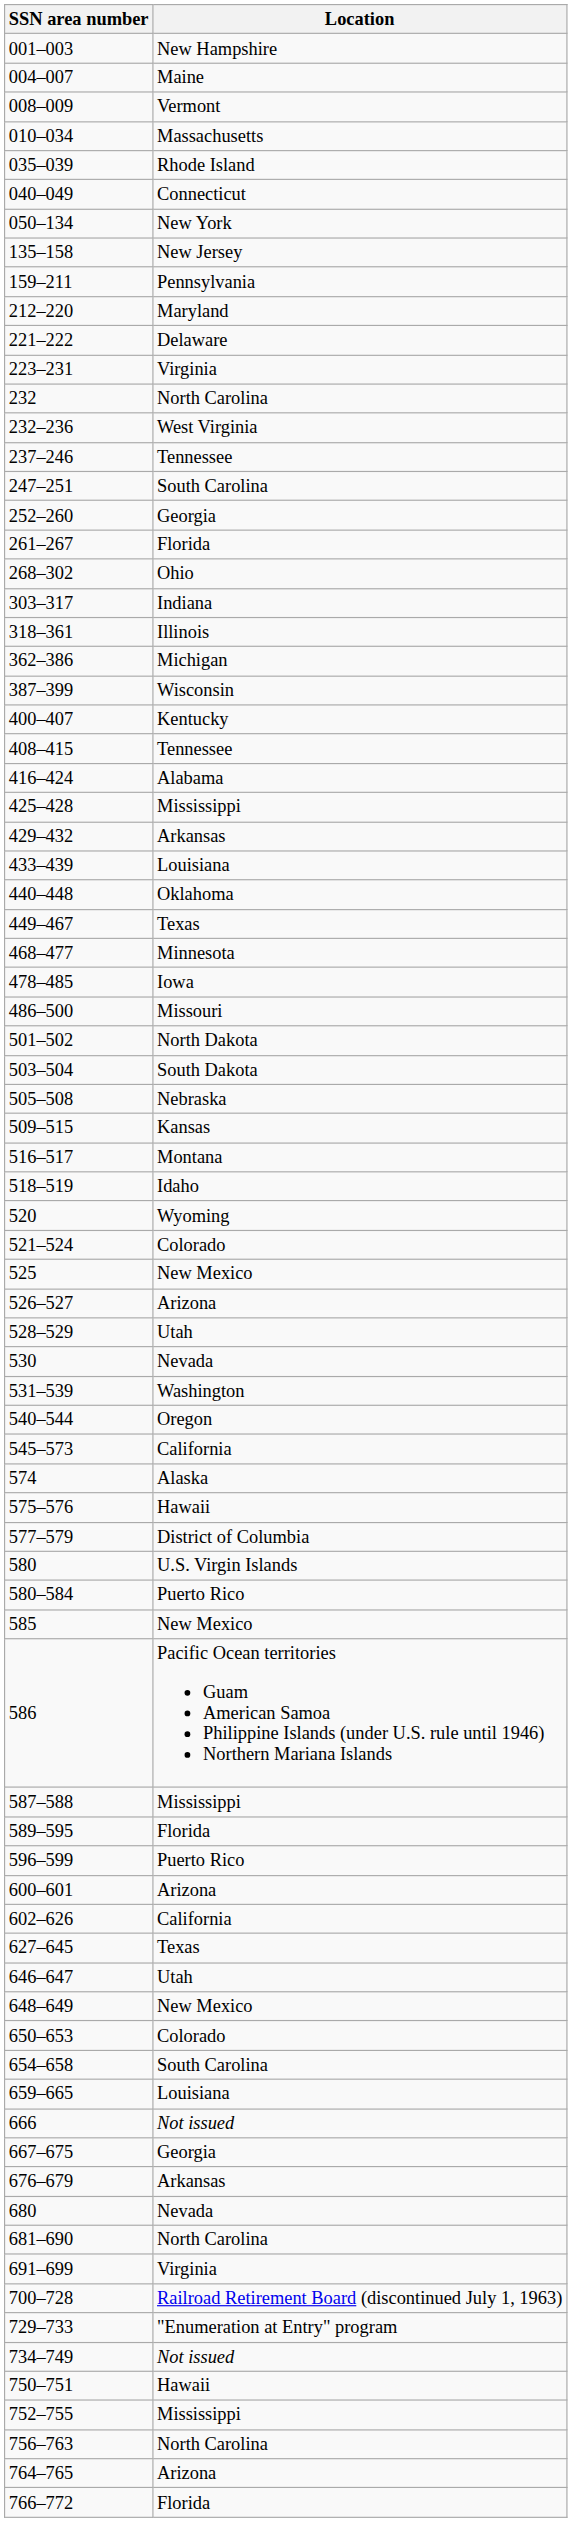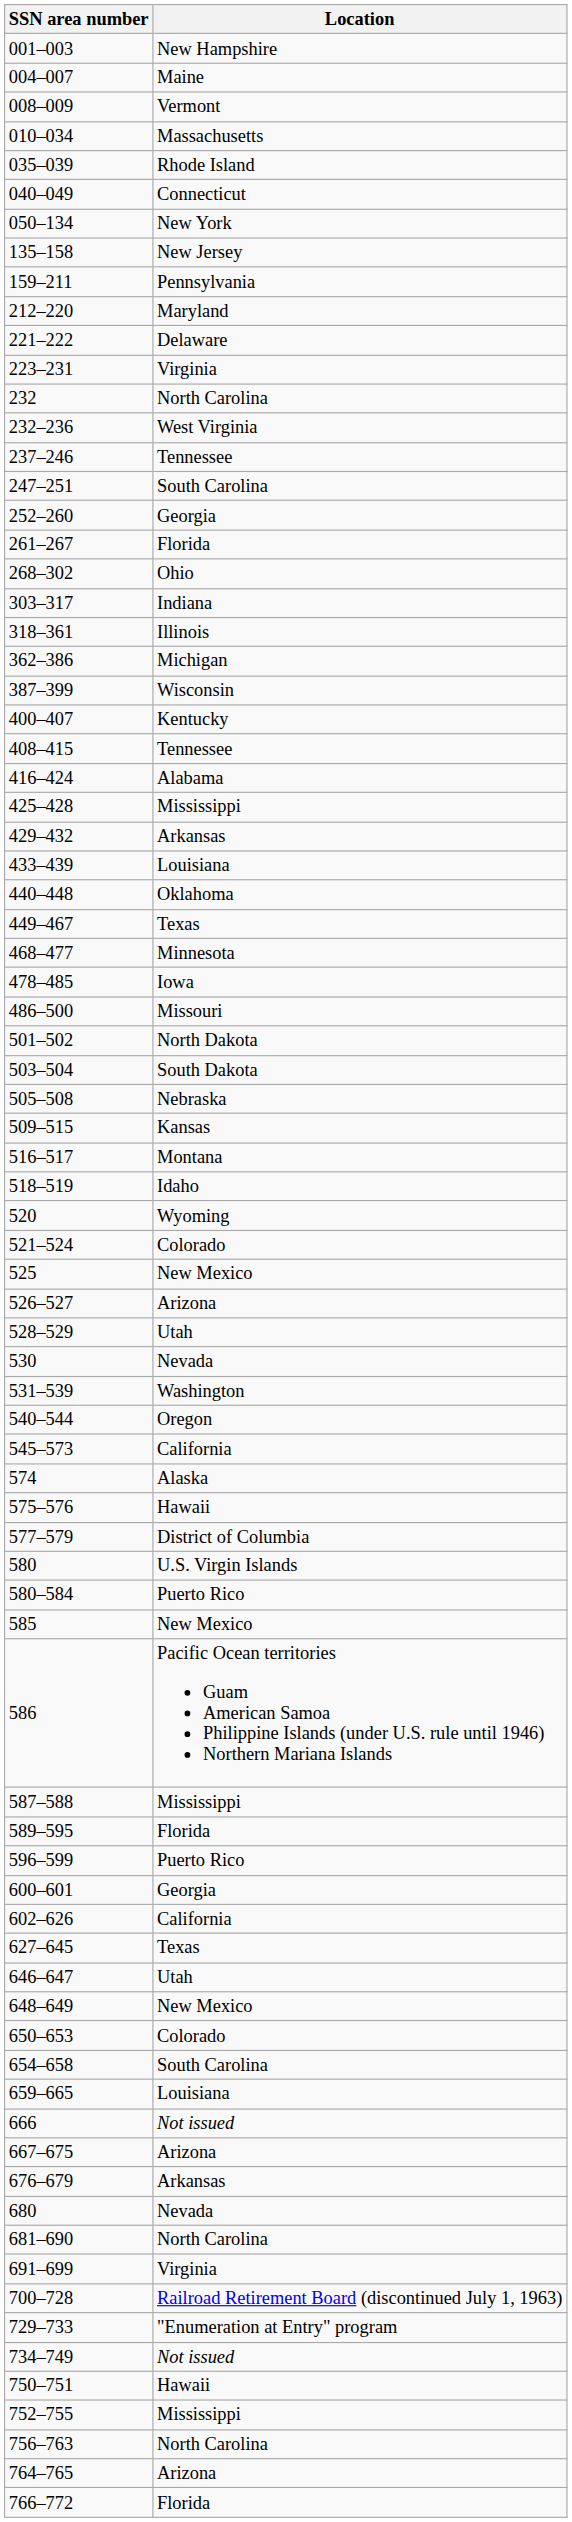(187, 1889) Arizona -> (186, 1889) Georgia
(186, 2152) Georgia -> (187, 2152) Arizona
